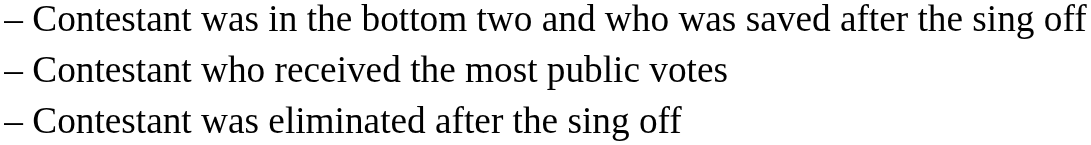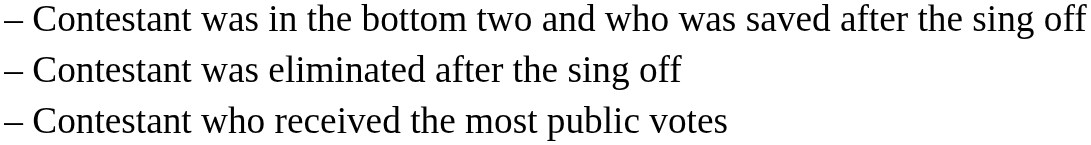rows swapped: (357, 120) <-> (380, 69)
